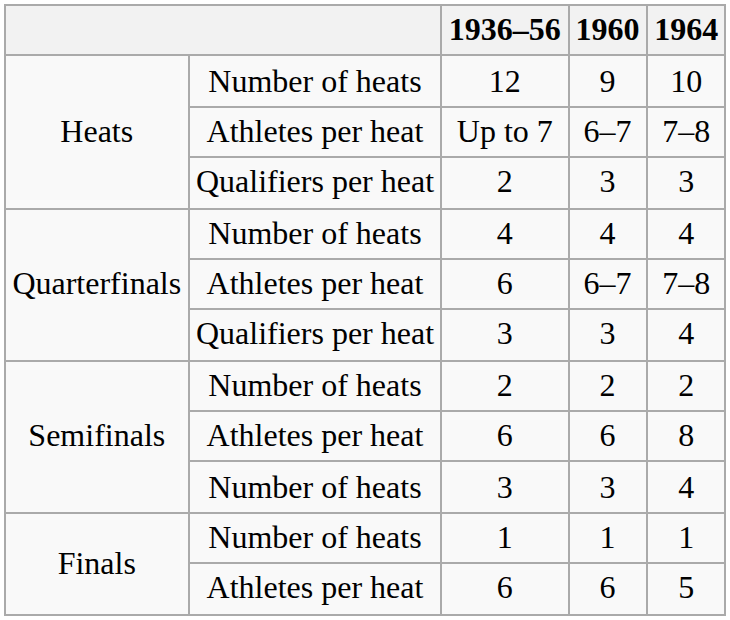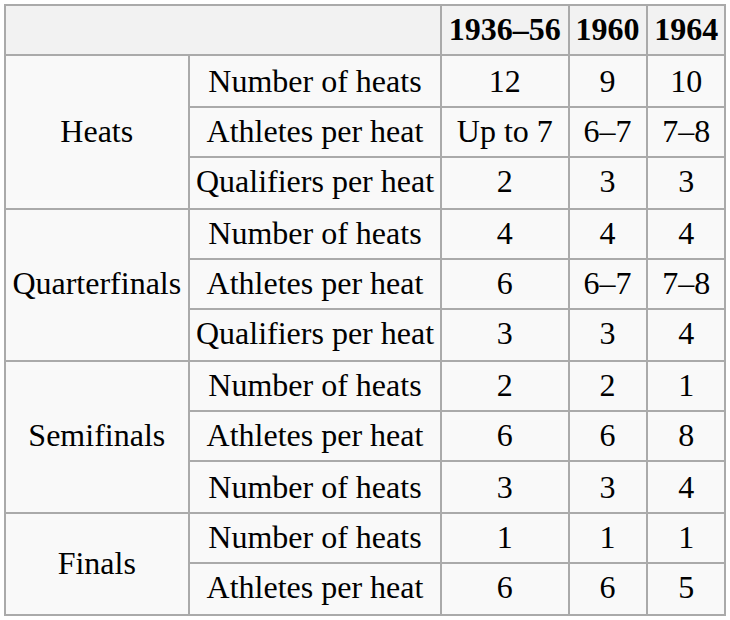(686, 385) 2 -> (686, 385) 1
